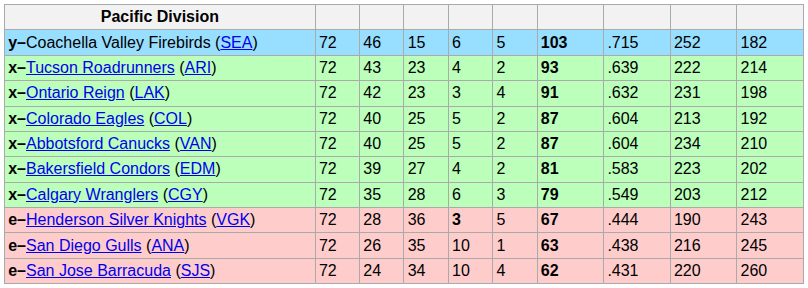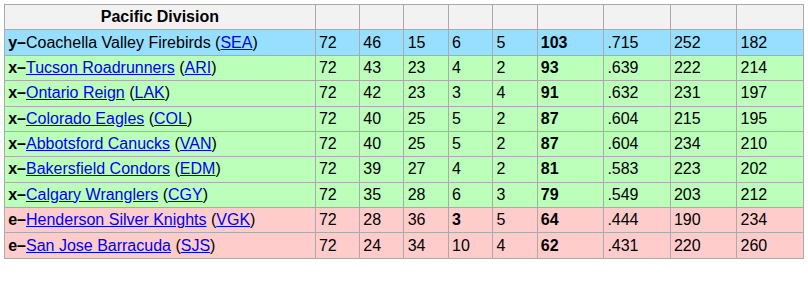(754, 93) 198 -> (754, 93) 197
(687, 118) 213 -> (687, 118) 215
(754, 118) 192 -> (754, 118) 195
(550, 220) 67 -> (550, 220) 64
(754, 220) 243 -> (754, 220) 234
- row: (99, 245)
